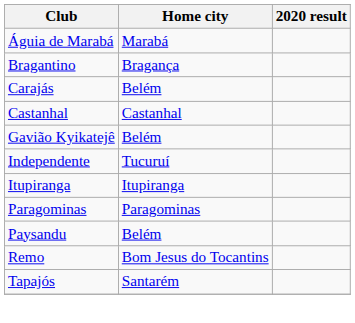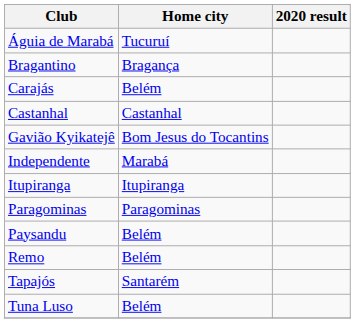(145, 40) Marabá -> (146, 40) Tucuruí
(142, 137) Belém -> (195, 137) Bom Jesus do Tocantins
(146, 161) Tucuruí -> (145, 161) Marabá
(195, 257) Bom Jesus do Tocantins -> (142, 257) Belém
+ row: (40, 305)
